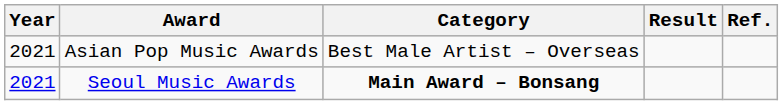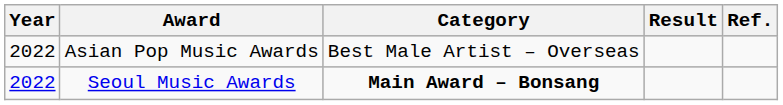(32, 52) 2021 -> (32, 52) 2022
(32, 83) 2021 -> (32, 83) 2022
